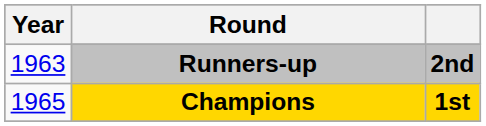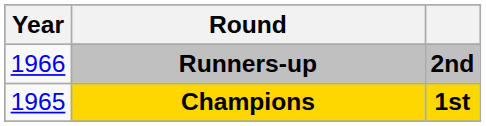(38, 64) 1963 -> (38, 64) 1966
